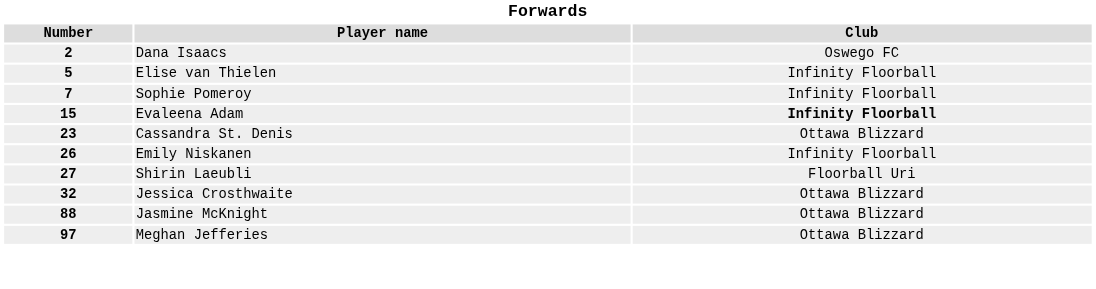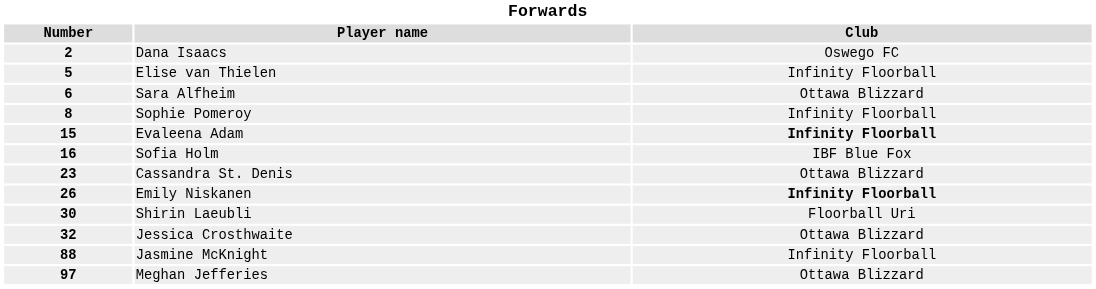+ row: (185, 94)
(68, 94) 7 -> (68, 114) 8
+ row: (177, 154)
(862, 154) normal -> (862, 195) bold
(68, 174) 27 -> (68, 215) 30
(862, 215) Ottawa Blizzard -> (862, 255) Infinity Floorball
